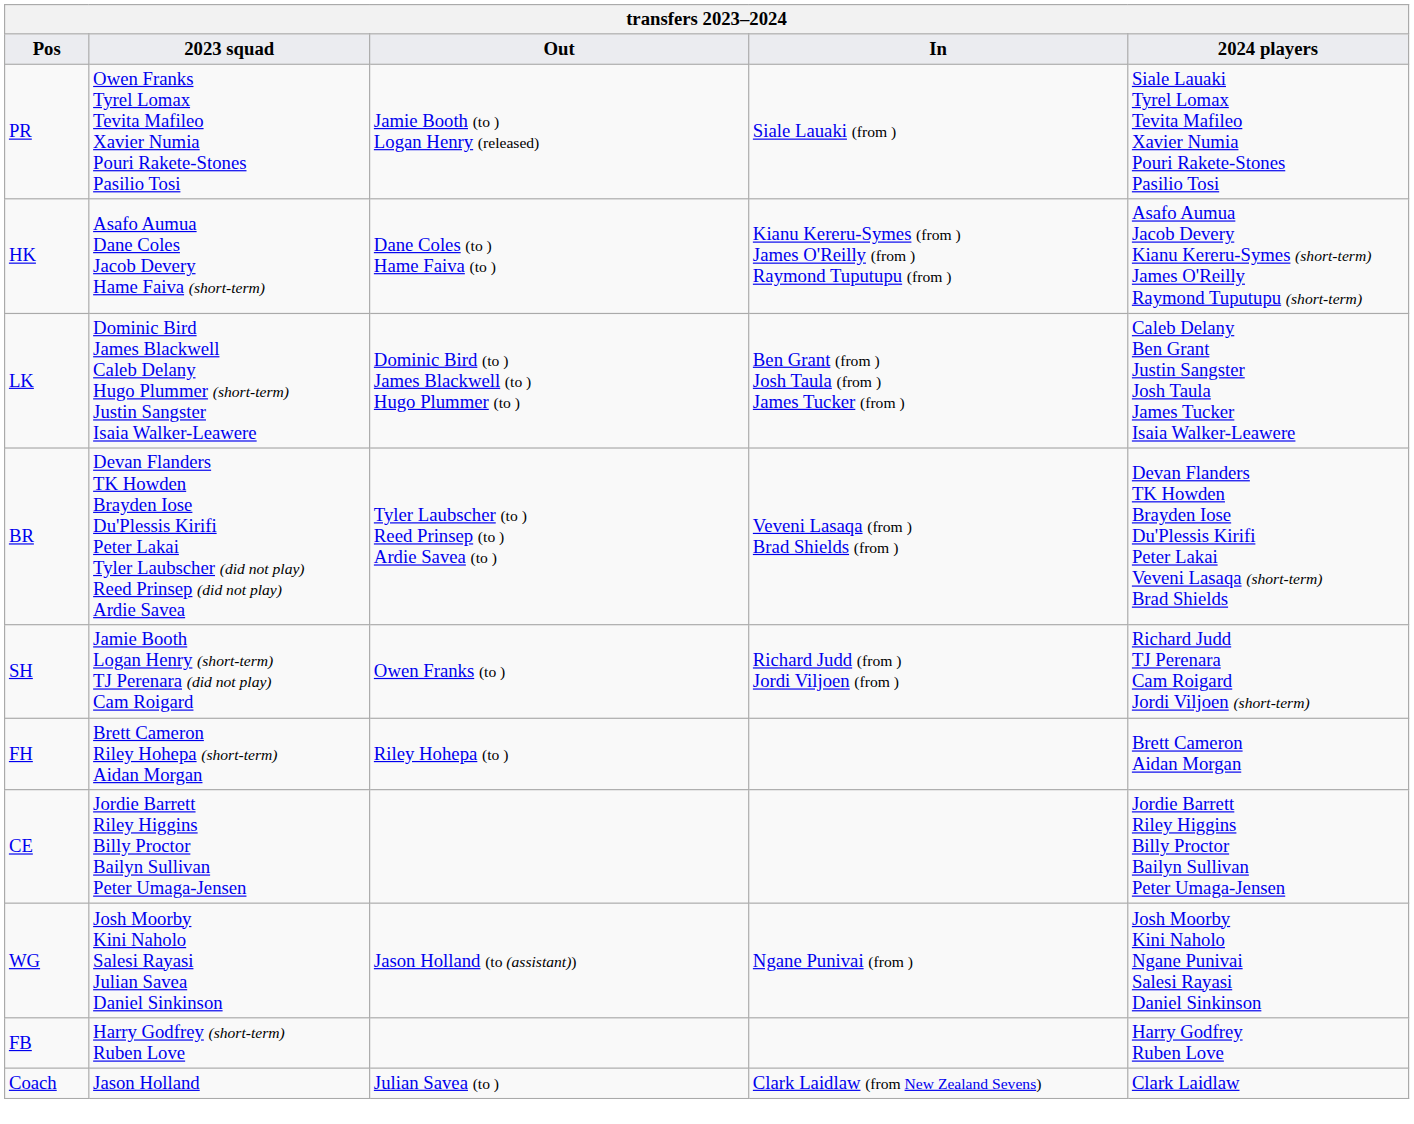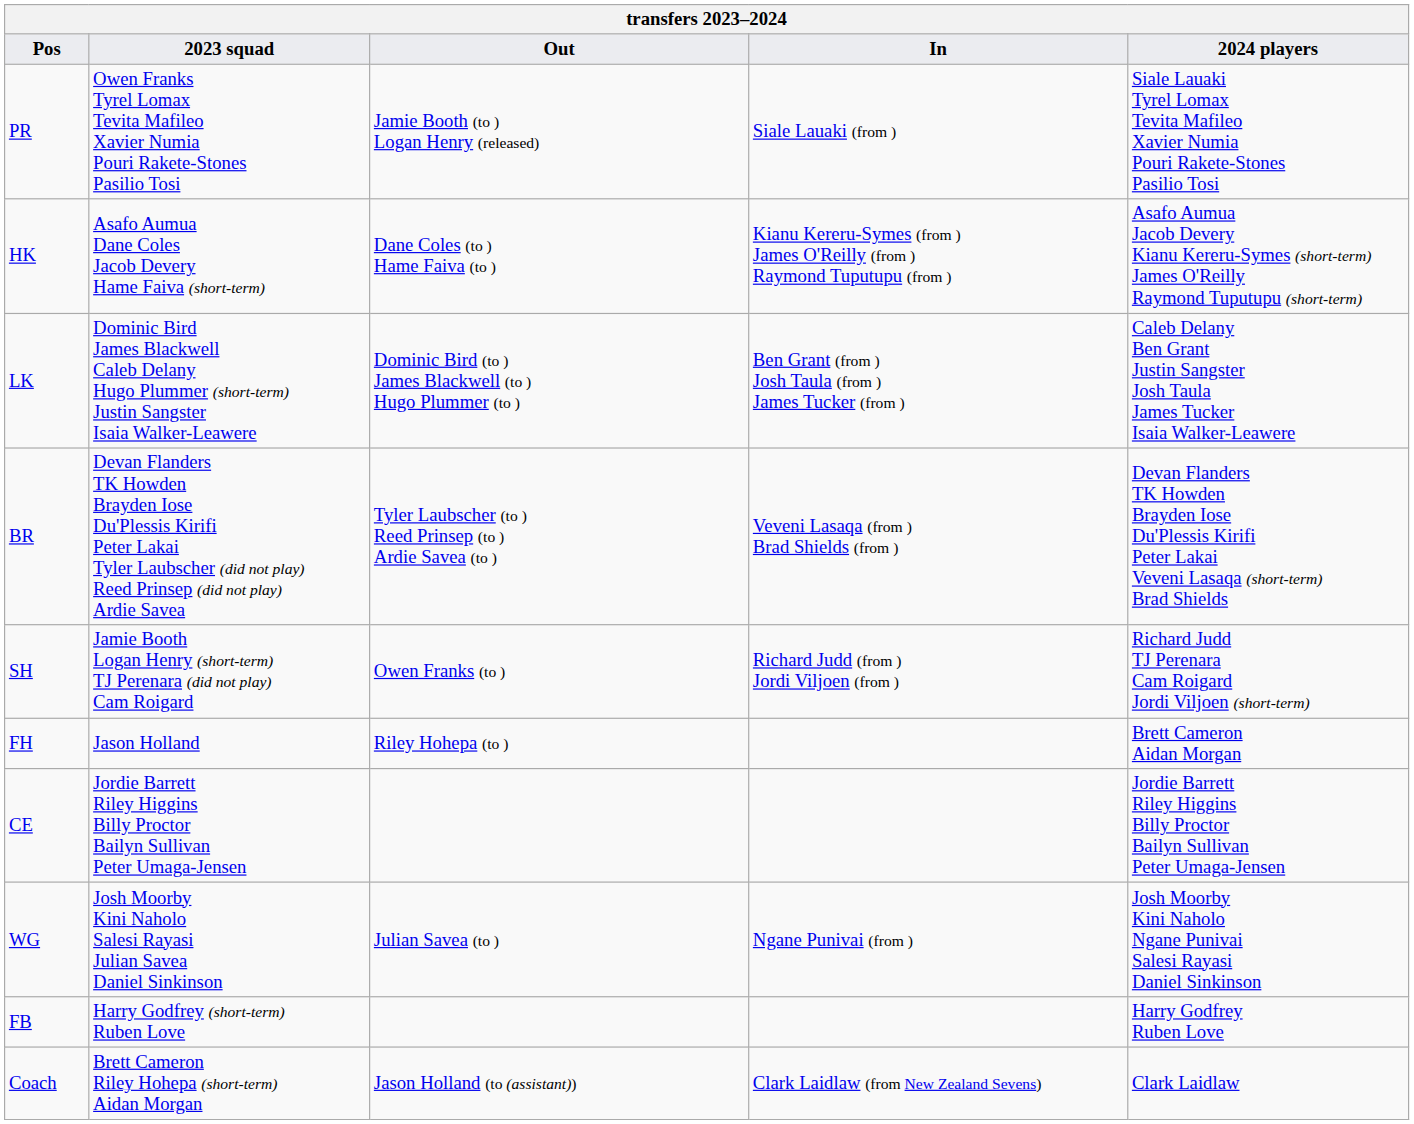(185, 753) Brett Cameron Riley Hohepa (short-term) Aidan Morgan -> (146, 743) Jason Holland
(475, 960) Jason Holland (to (assistant)) -> (436, 939) Julian Savea (to )
(146, 1083) Jason Holland -> (185, 1083) Brett Cameron Riley Hohepa (short-term) Aidan Morgan
(436, 1083) Julian Savea (to ) -> (475, 1083) Jason Holland (to (assistant))
